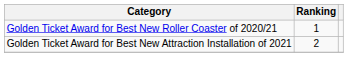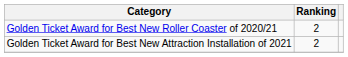(316, 28) 1 -> (316, 28) 2
